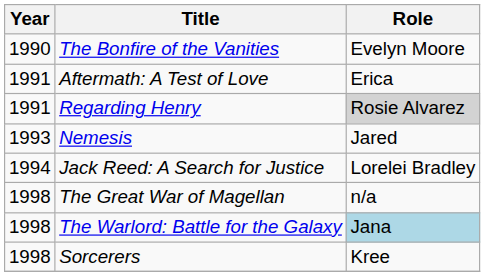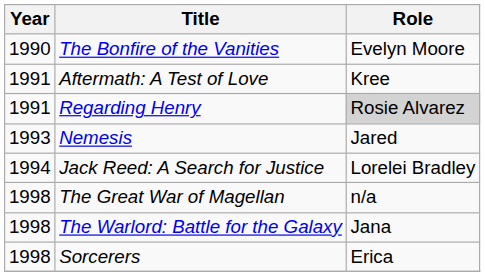(372, 78) Erica -> (370, 78) Kree
(371, 227) lightblue background -> (371, 227) no background
(370, 256) Kree -> (372, 256) Erica
